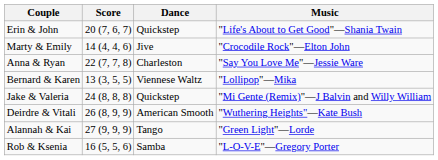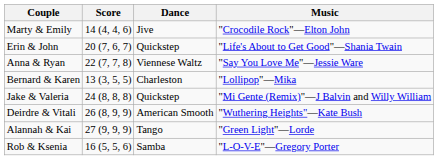rows swapped: (33, 29) <-> (39, 46)
(159, 63) Charleston -> (169, 63) Viennese Waltz
(169, 79) Viennese Waltz -> (159, 79) Charleston
